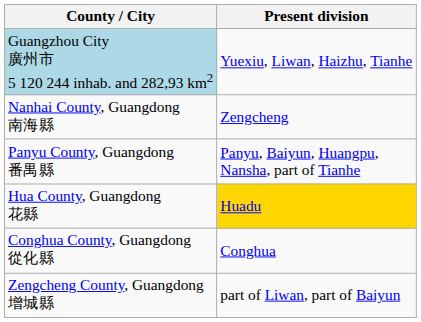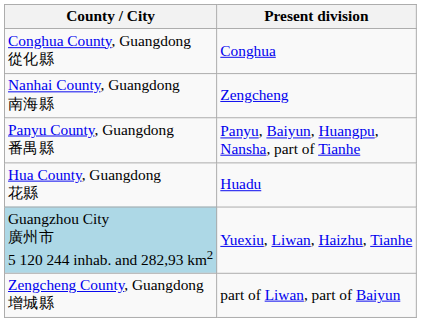rows swapped: (111, 61) <-> (99, 249)
(241, 206) gold background -> (241, 184) no background
